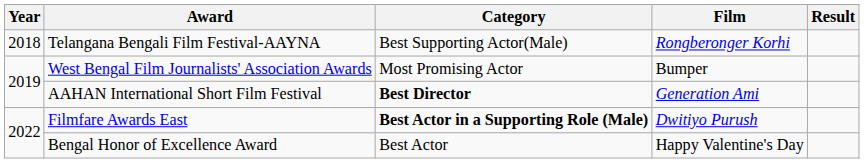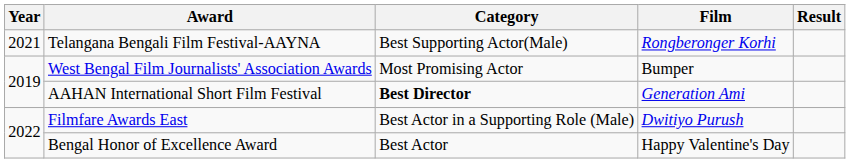(24, 42) 2018 -> (24, 42) 2021
(514, 119) bold -> (507, 119) normal
